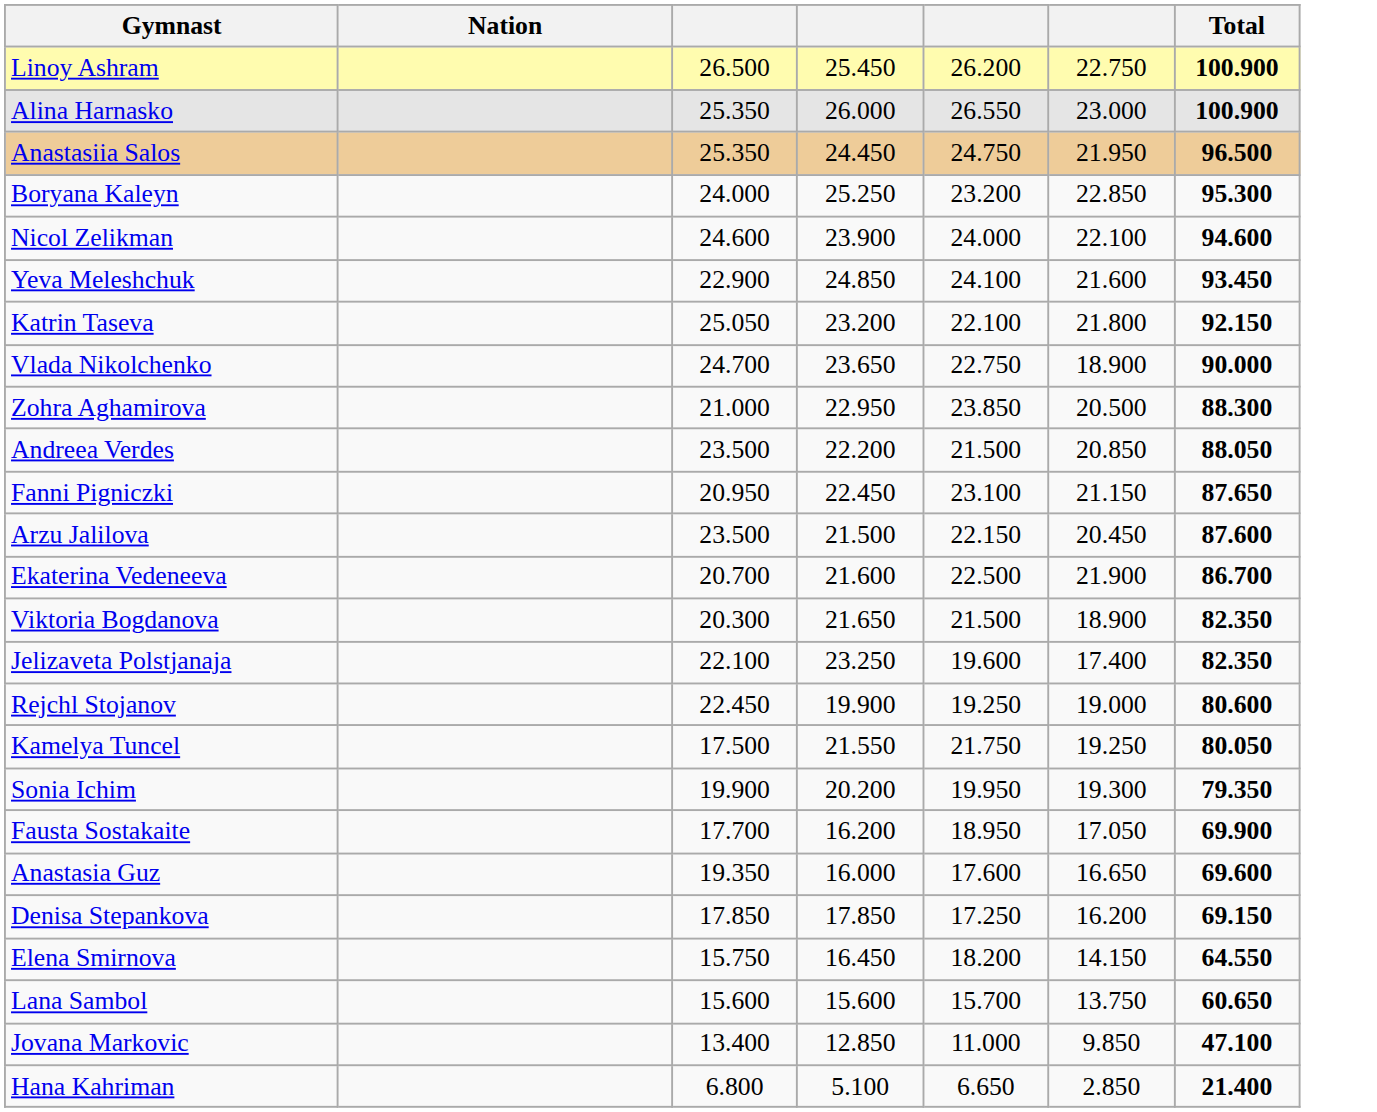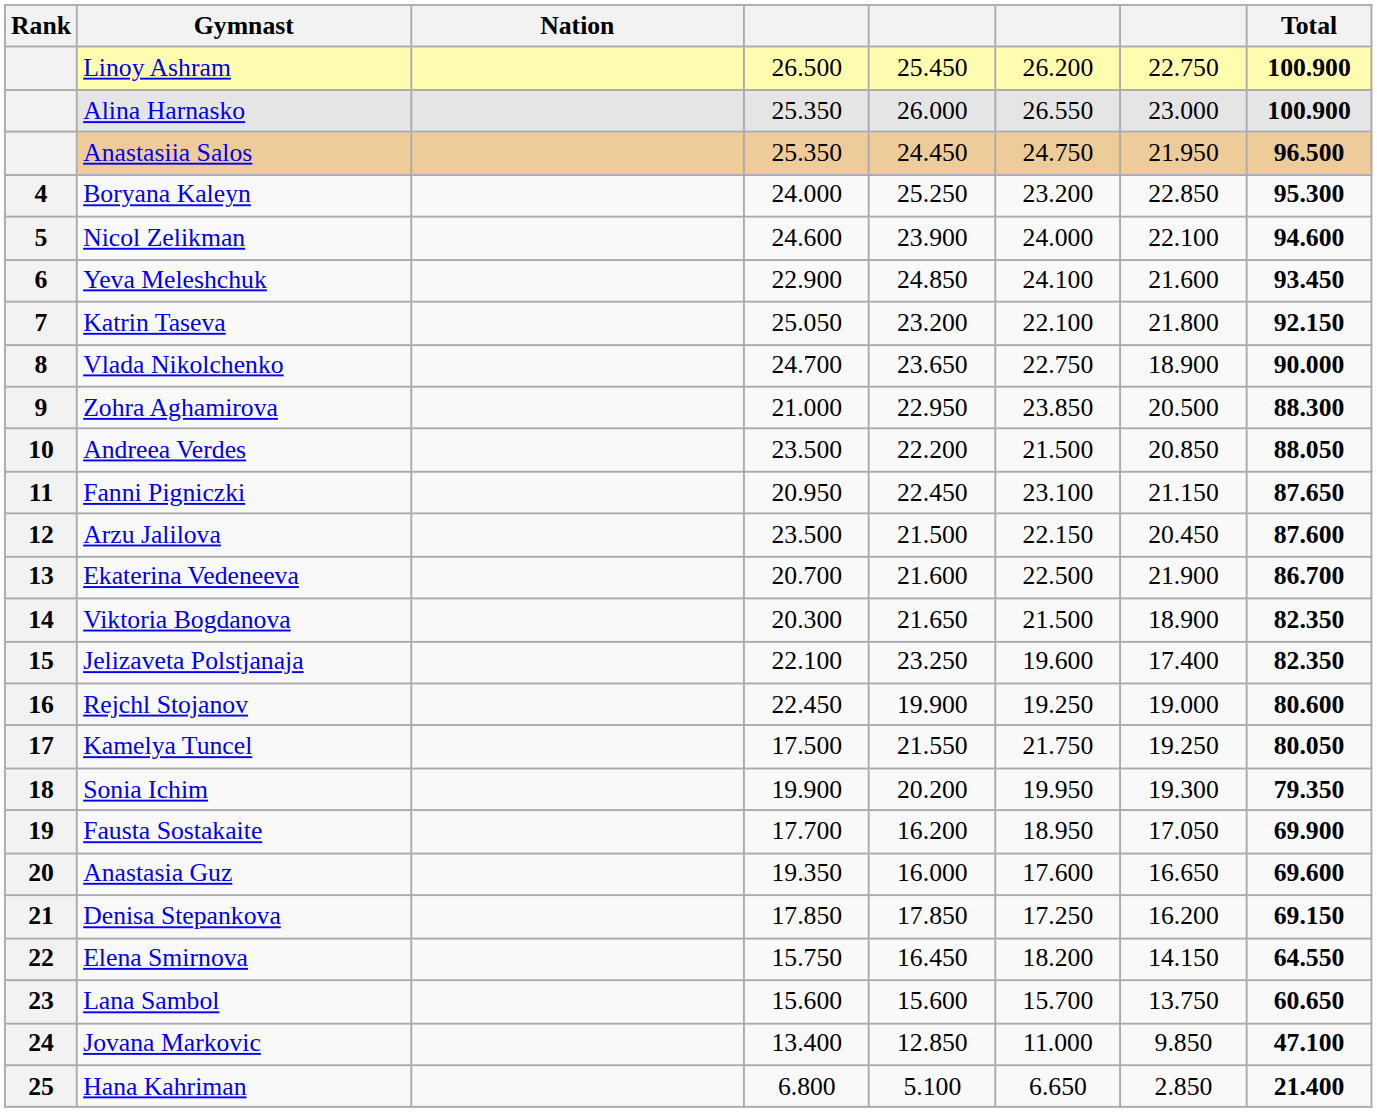+ column: (41, 25)
